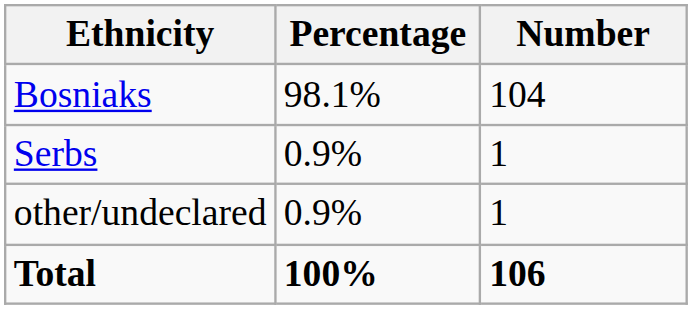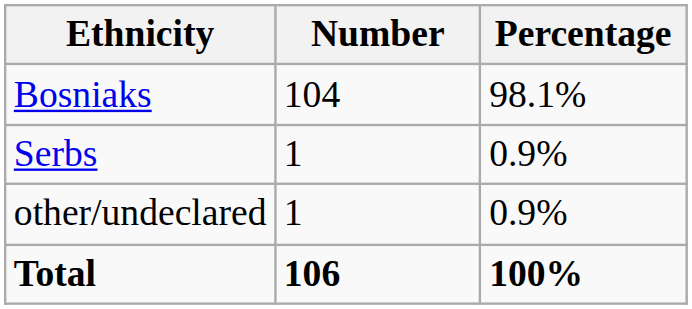columns swapped: (583, 34) <-> (378, 34)
